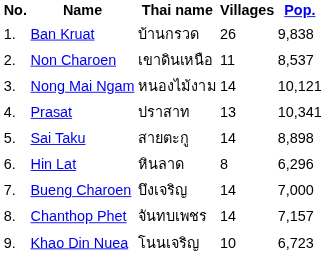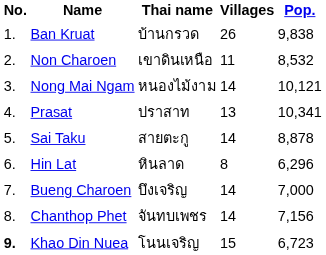(296, 59) 8,537 -> (296, 59) 8,532
(296, 138) 8,898 -> (296, 138) 8,878
(296, 216) 7,157 -> (296, 216) 7,156
(10, 242) normal -> (10, 242) bold
(228, 242) 10 -> (228, 242) 15
